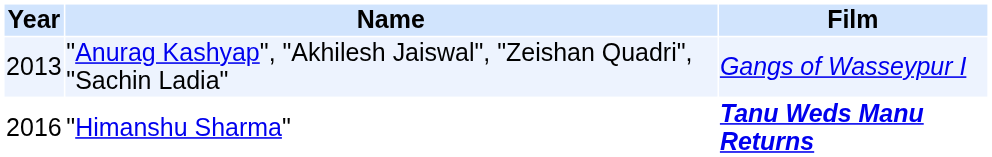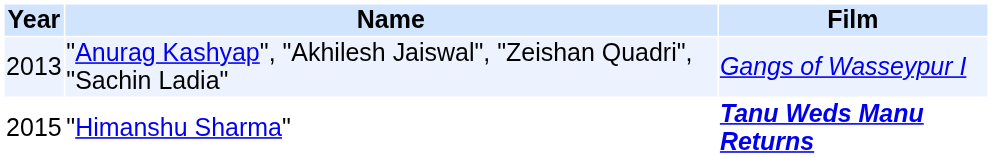(34, 127) 2016 -> (34, 127) 2015
